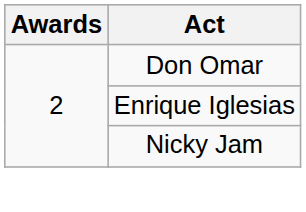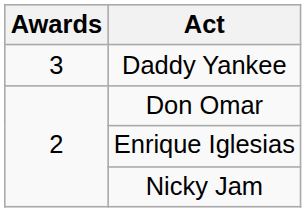+ row: (204, 65)
